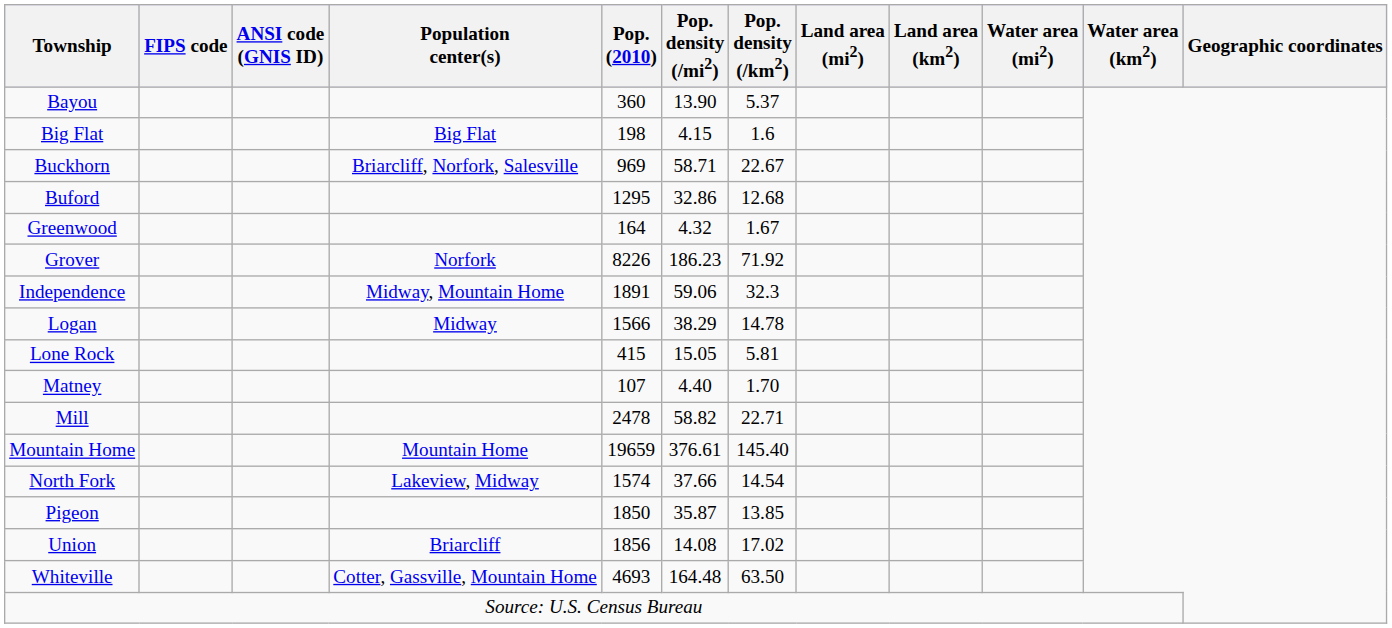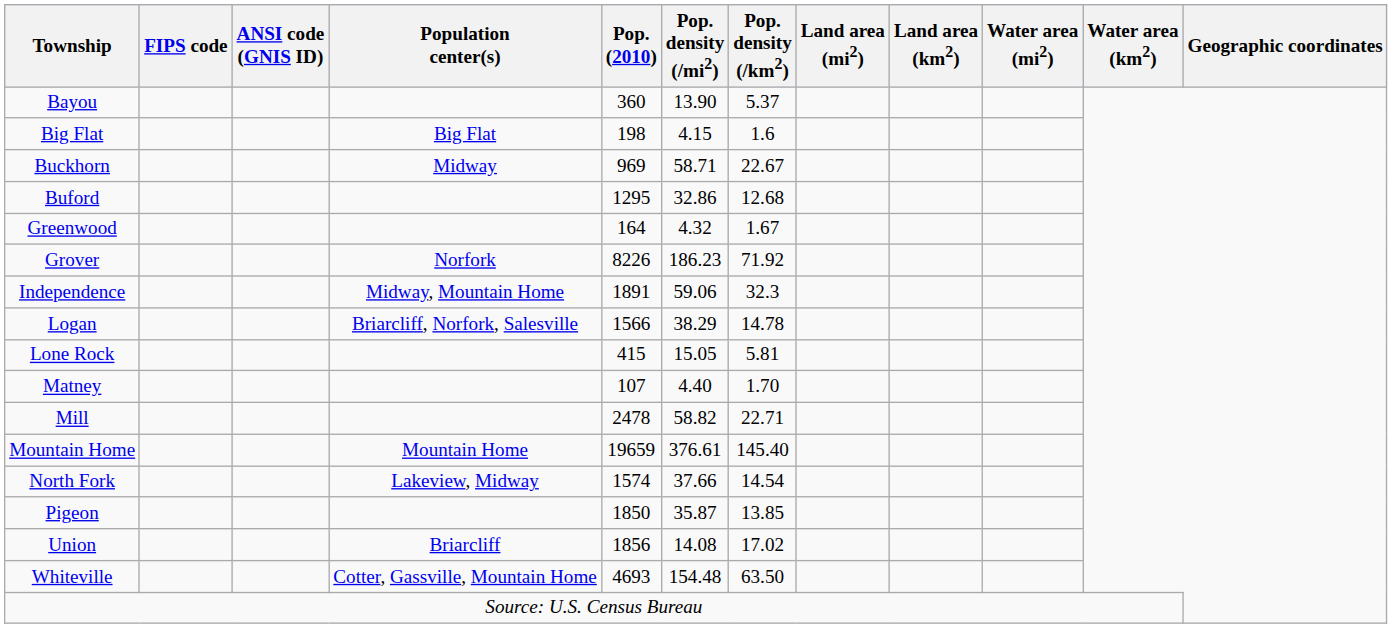(465, 165) Briarcliff, Norfork, Salesville -> (465, 165) Midway
(465, 323) Midway -> (465, 323) Briarcliff, Norfork, Salesville
(695, 576) 164.48 -> (695, 576) 154.48
